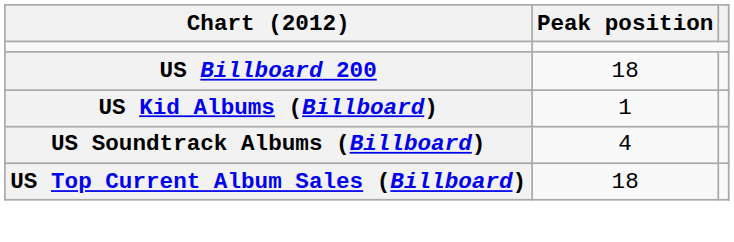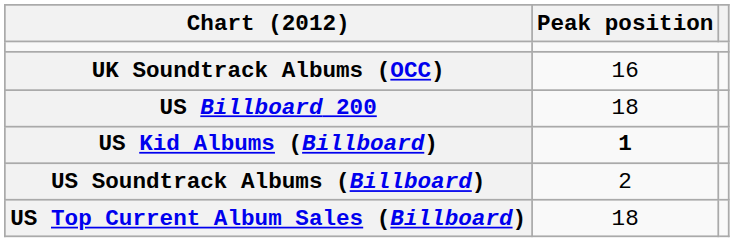+ row: (268, 71)
(625, 108) normal -> (625, 145) bold
(625, 145) 4 -> (625, 182) 2
